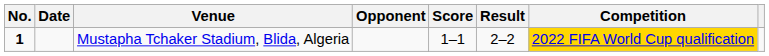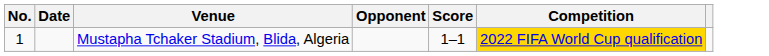- column: (503, 16)
(20, 39) bold -> (20, 39) normal
